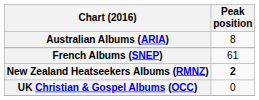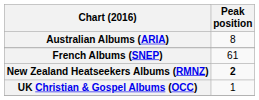(233, 87) 0 -> (233, 87) 1
